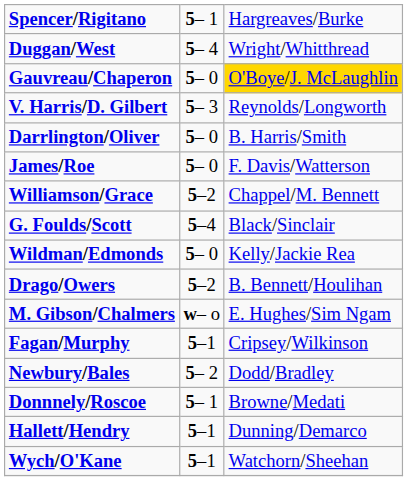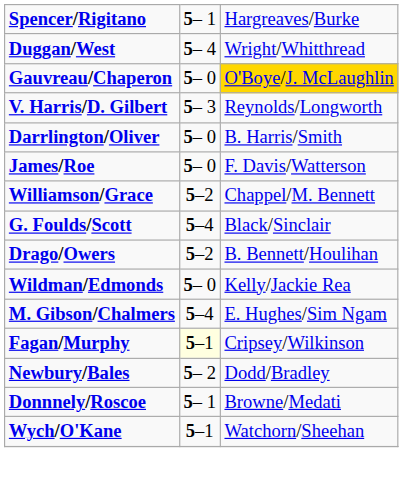rows swapped: (86, 254) <-> (62, 284)
(202, 313) w– o -> (200, 313) 5–4
(202, 343) no background -> (200, 343) lightyellow background
- row: (69, 431)
